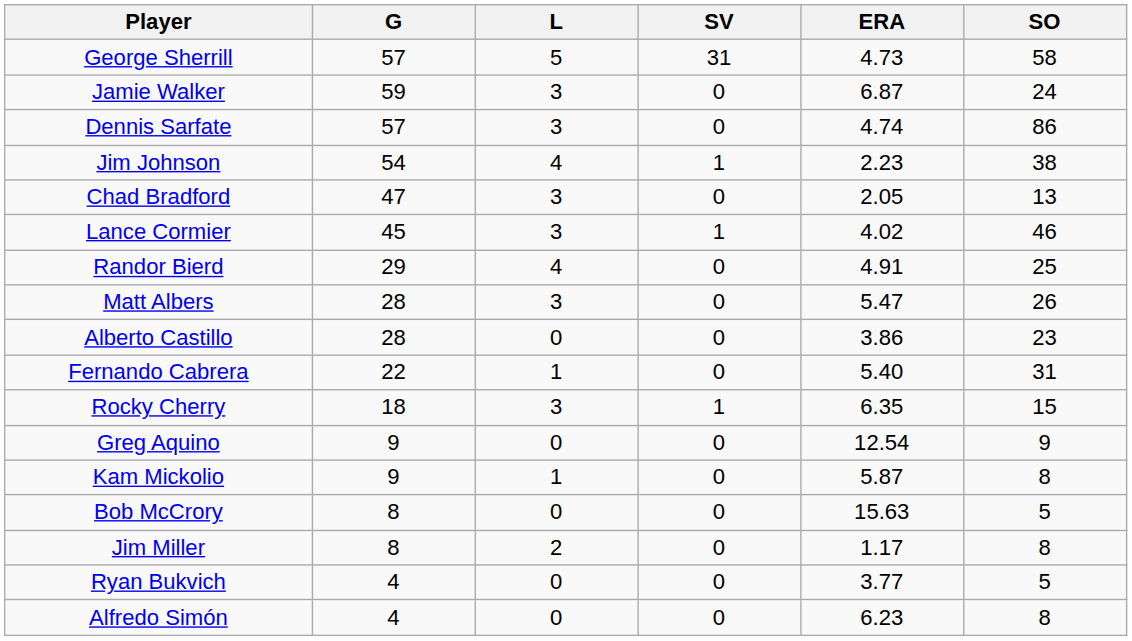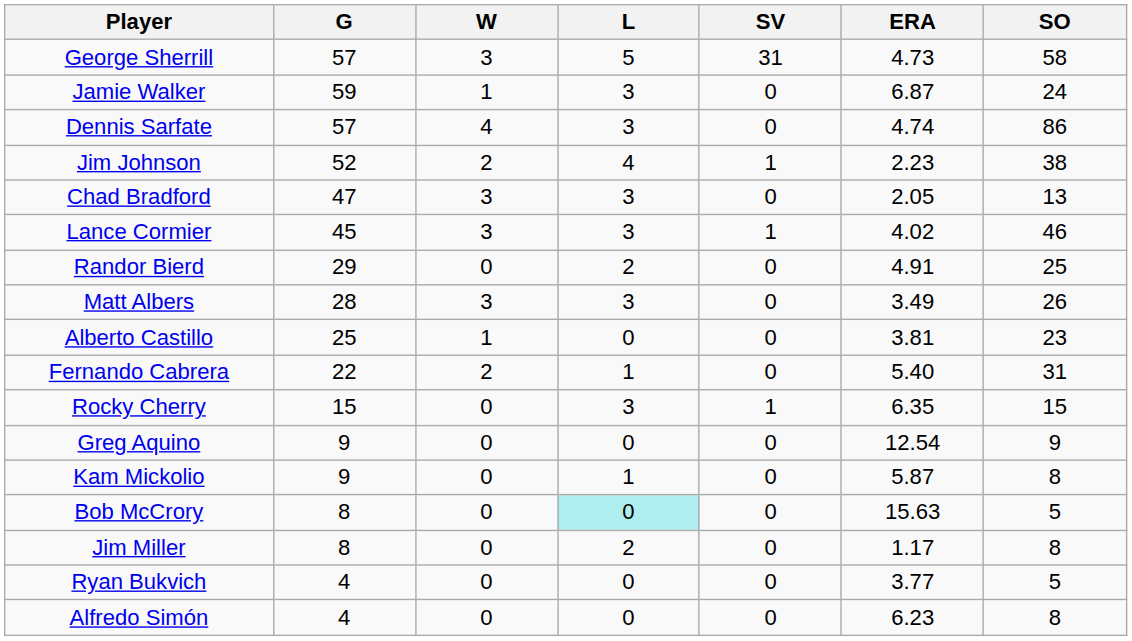+ column: (486, 22)
(393, 162) 54 -> (344, 162) 52
(556, 267) 4 -> (628, 267) 2
(882, 302) 5.47 -> (913, 302) 3.49
(393, 337) 28 -> (344, 337) 25
(882, 337) 3.86 -> (913, 337) 3.81
(393, 407) 18 -> (344, 407) 15
(556, 512) no background -> (628, 512) paleturquoise background
